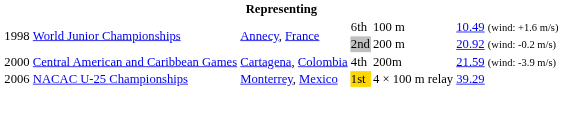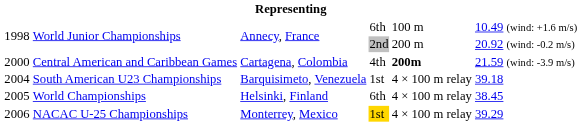(387, 61) normal -> (406, 61) bold
+ row: (17, 79)
+ row: (17, 96)
